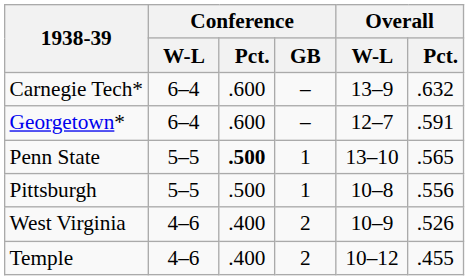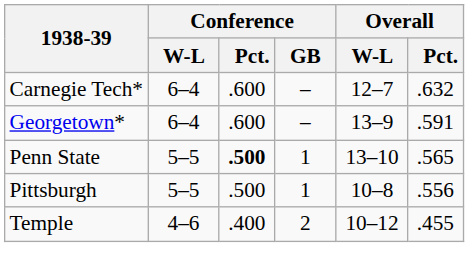(372, 88) 13–9 -> (372, 88) 12–7
(372, 122) 12–7 -> (372, 122) 13–9
- row: (68, 223)
